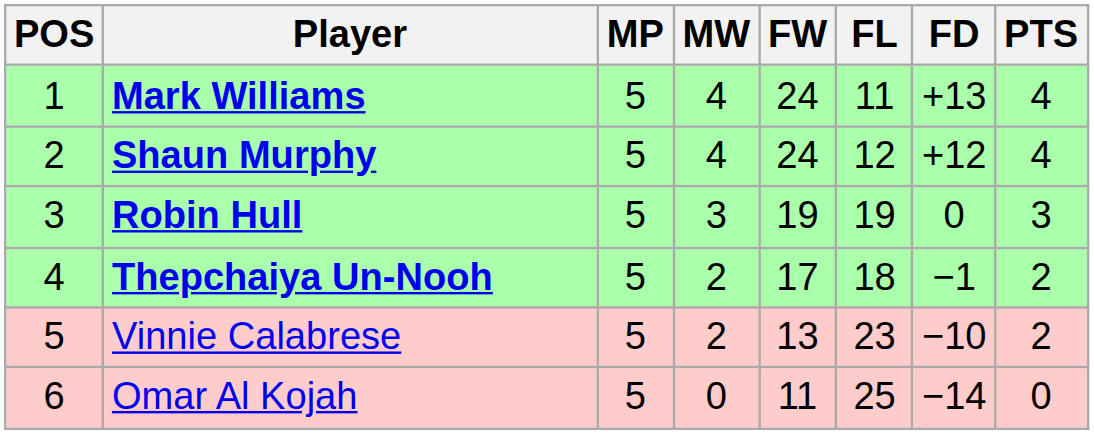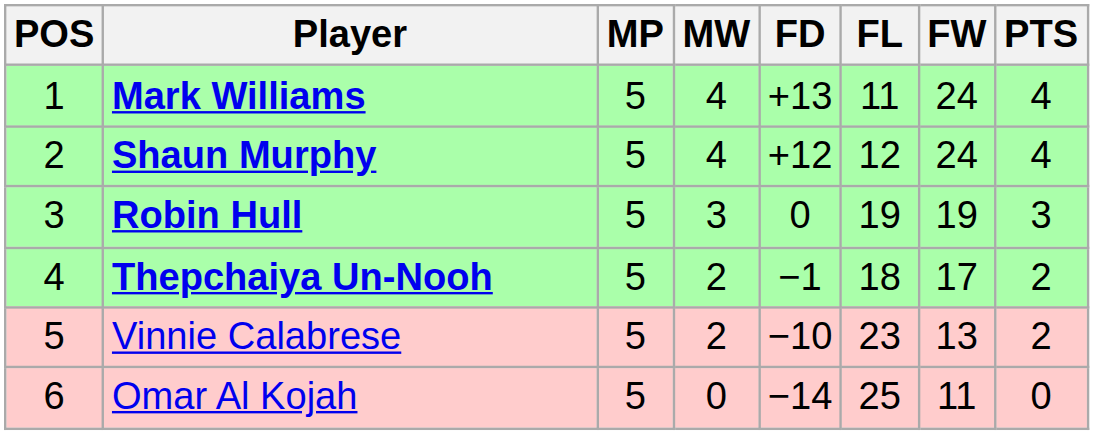columns swapped: (798, 34) <-> (954, 34)
